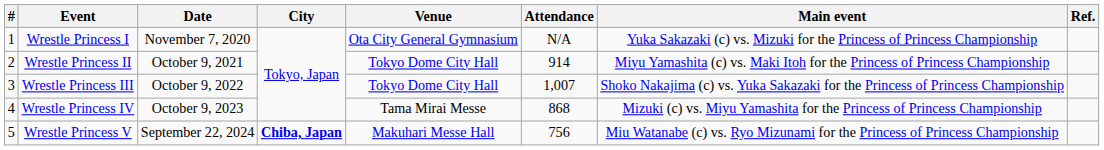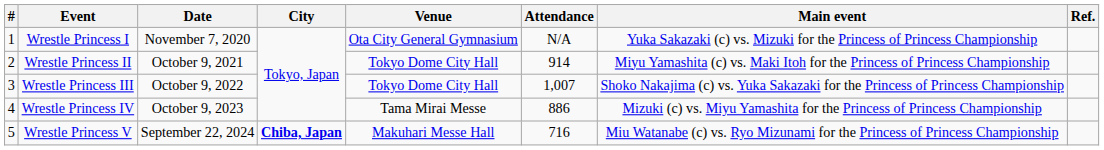(559, 109) 868 -> (559, 109) 886
(559, 132) 756 -> (559, 132) 716
